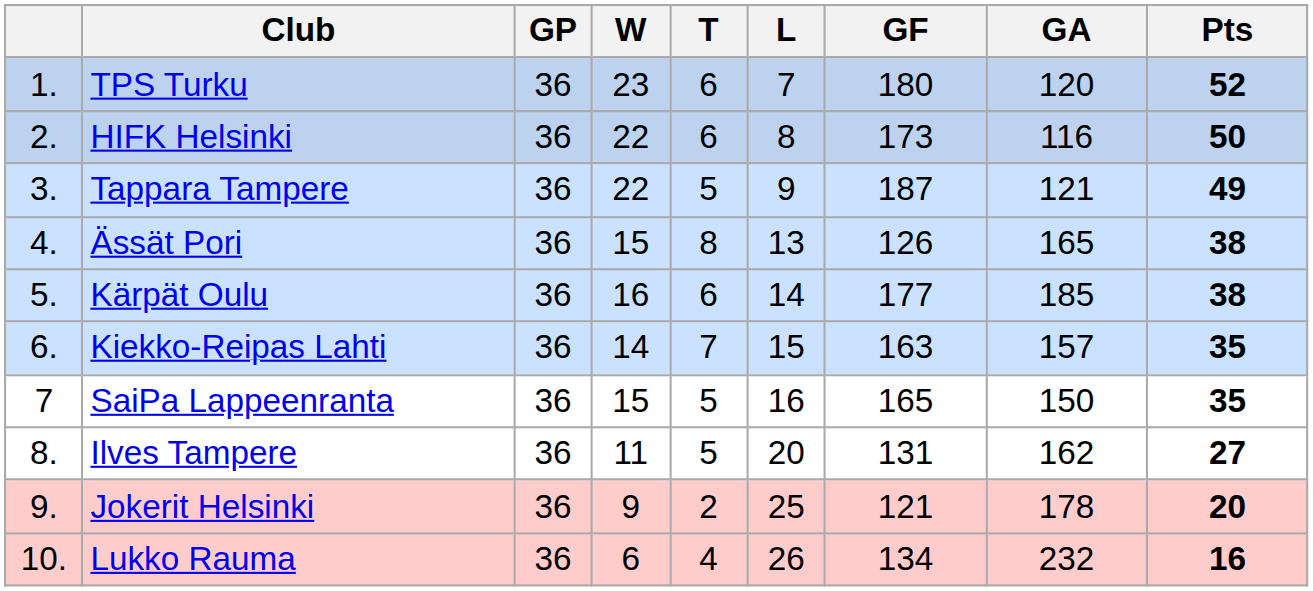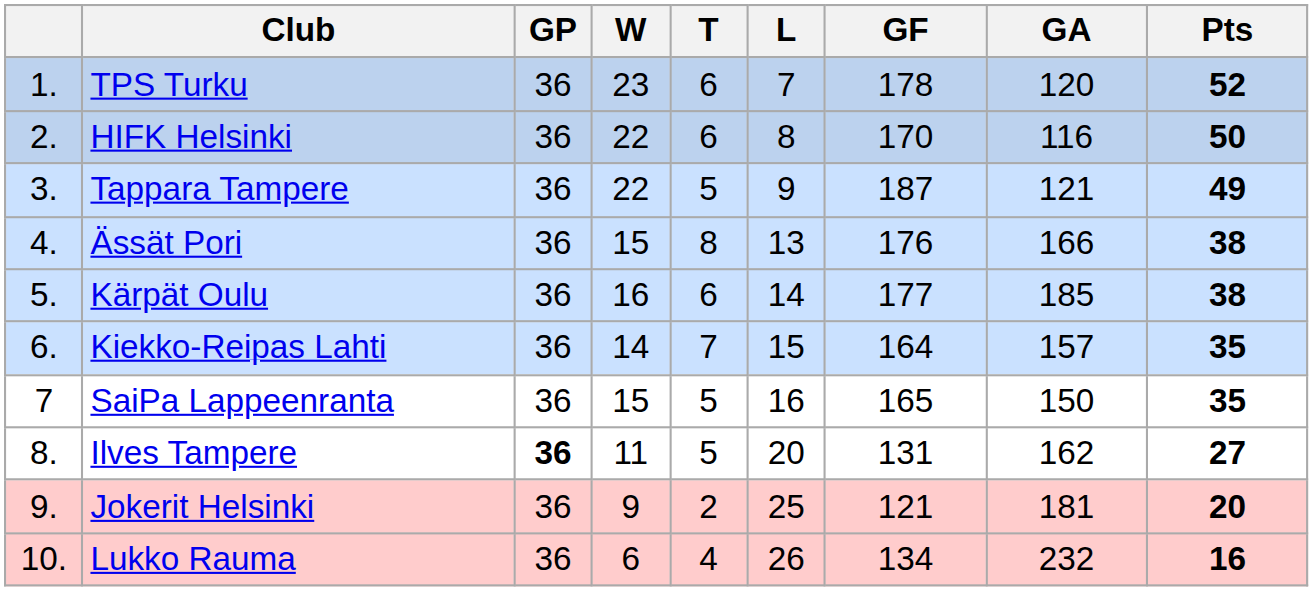(906, 83) 180 -> (906, 83) 178
(906, 136) 173 -> (906, 136) 170
(906, 242) 126 -> (906, 242) 176
(1066, 242) 165 -> (1066, 242) 166
(906, 347) 163 -> (906, 347) 164
(553, 453) normal -> (553, 453) bold
(1066, 505) 178 -> (1066, 505) 181
